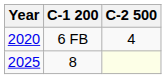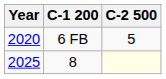(131, 39) 4 -> (131, 39) 5
